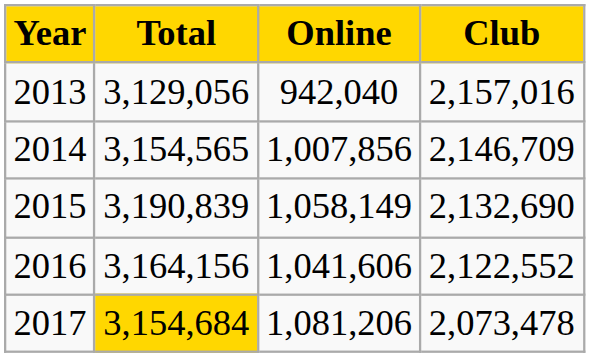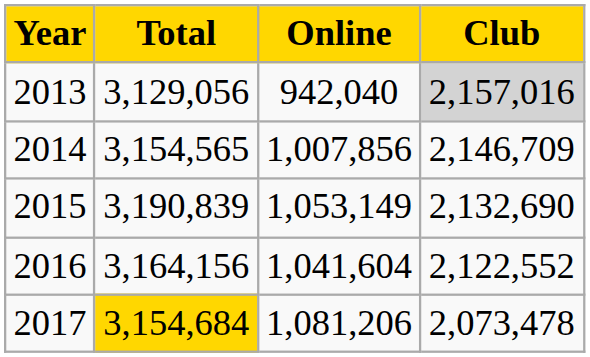(502, 91) no background -> (502, 91) lightgrey background
(339, 206) 1,058,149 -> (339, 206) 1,053,149
(339, 264) 1,041,606 -> (339, 264) 1,041,604
